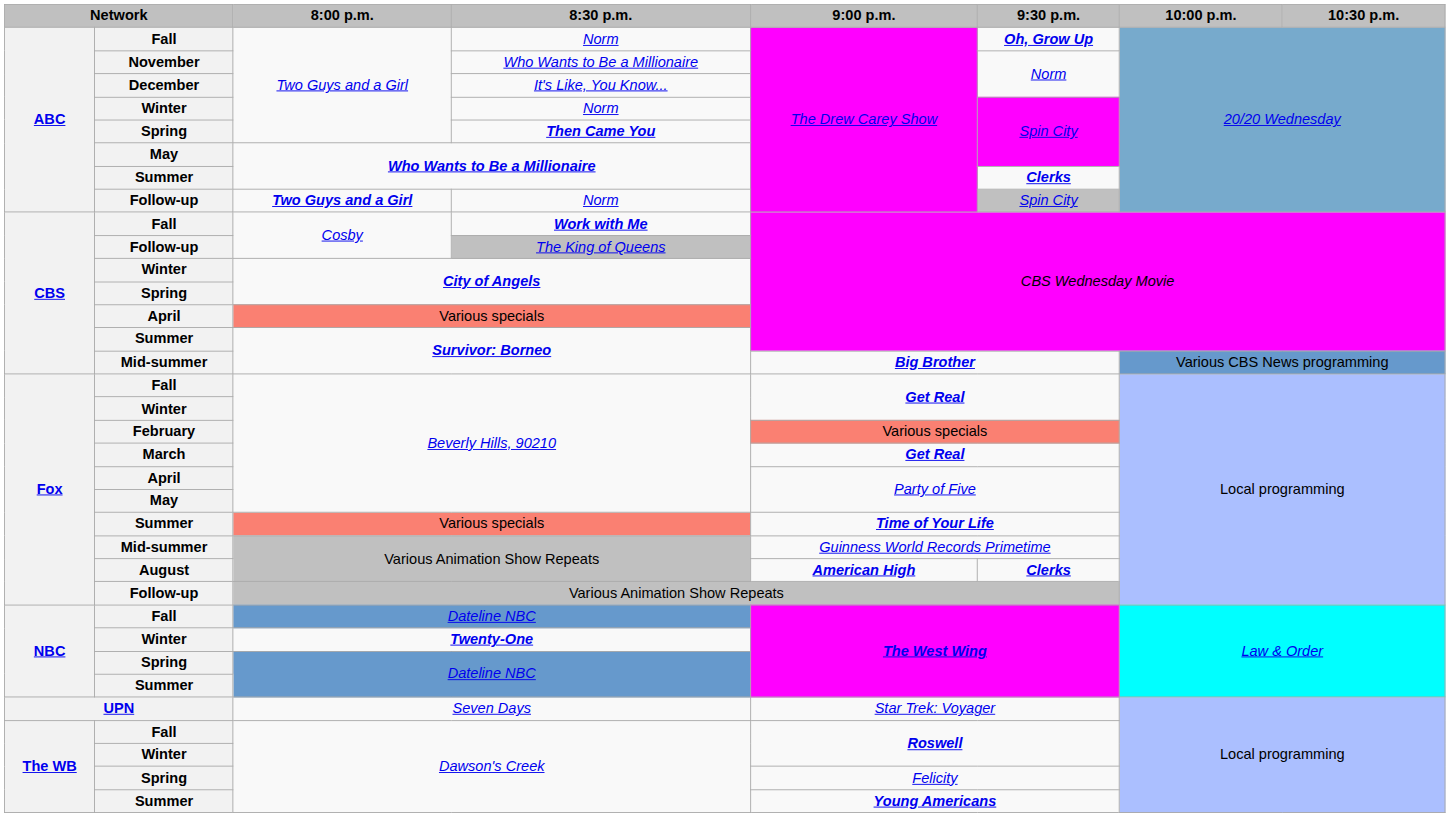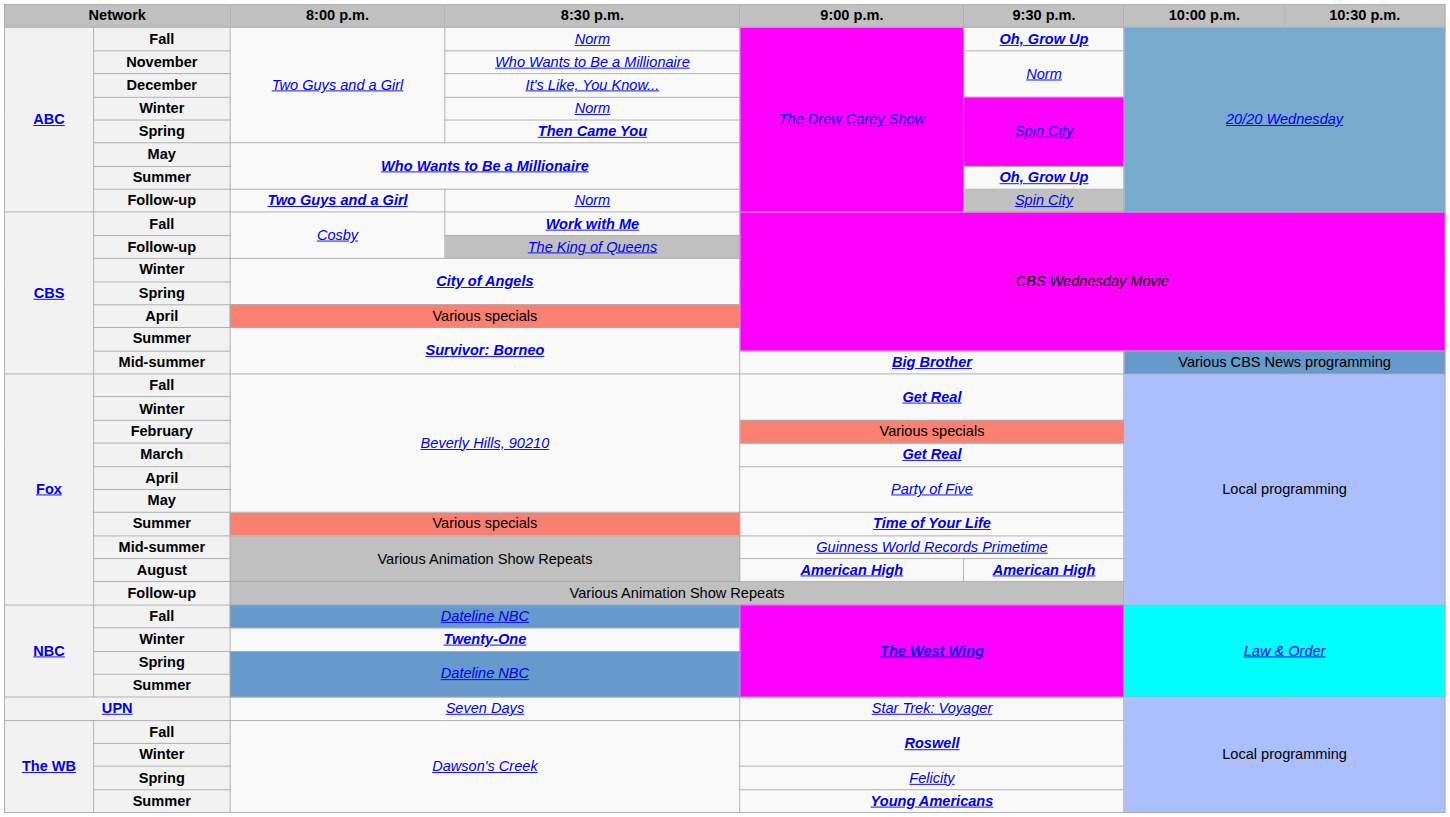(1049, 177) Clerks -> (1044, 177) Oh, Grow Up
(1049, 570) Clerks -> (1044, 570) American High
